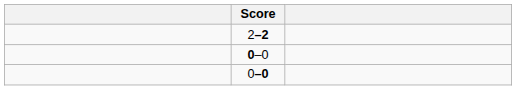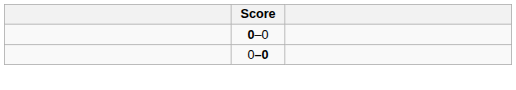- row: (118, 34)
